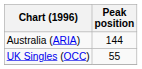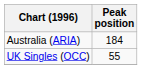(114, 40) 144 -> (114, 40) 184
